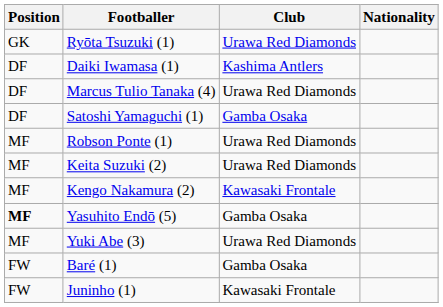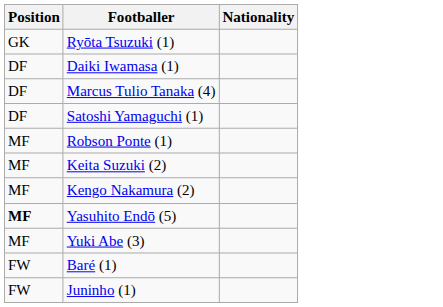- column: (289, 17)
